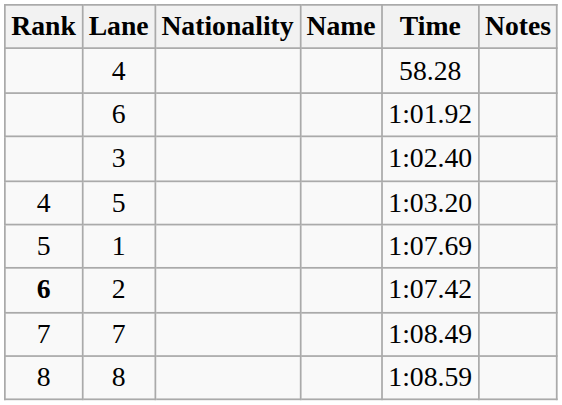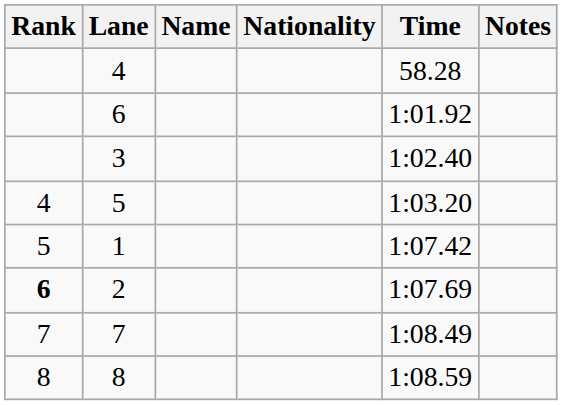columns swapped: (341, 26) <-> (228, 26)
(430, 245) 1:07.69 -> (430, 245) 1:07.42
(430, 289) 1:07.42 -> (430, 289) 1:07.69
